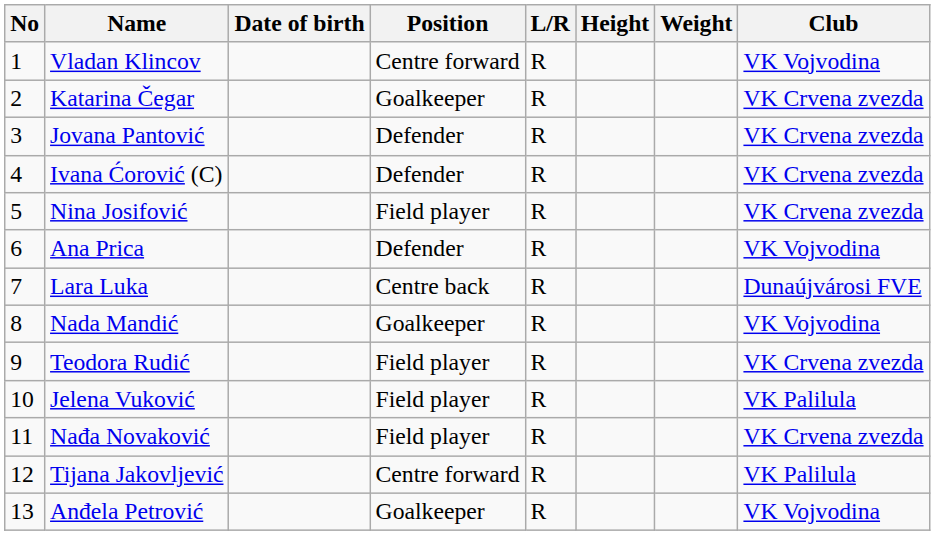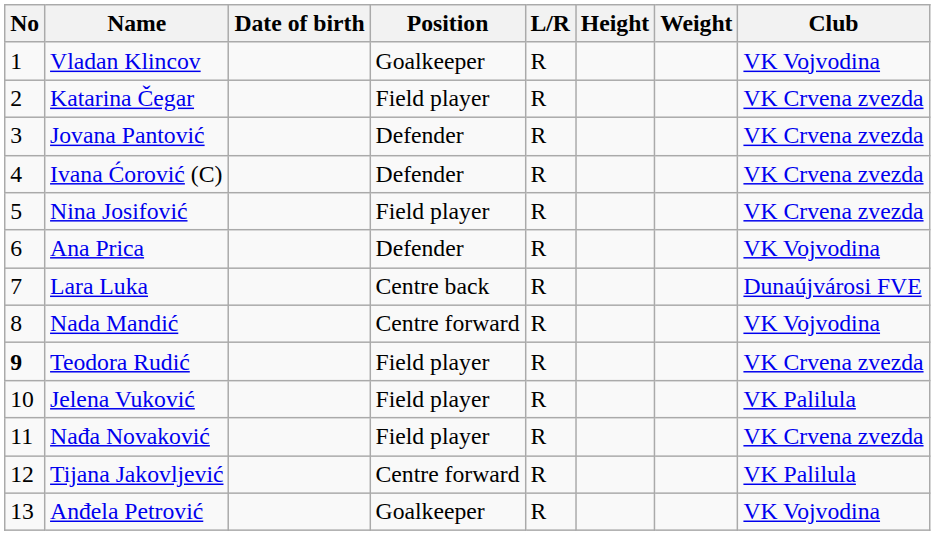(448, 60) Centre forward -> (430, 60) Goalkeeper
(430, 98) Goalkeeper -> (432, 98) Field player
(430, 323) Goalkeeper -> (448, 323) Centre forward
(16, 361) normal -> (16, 361) bold
